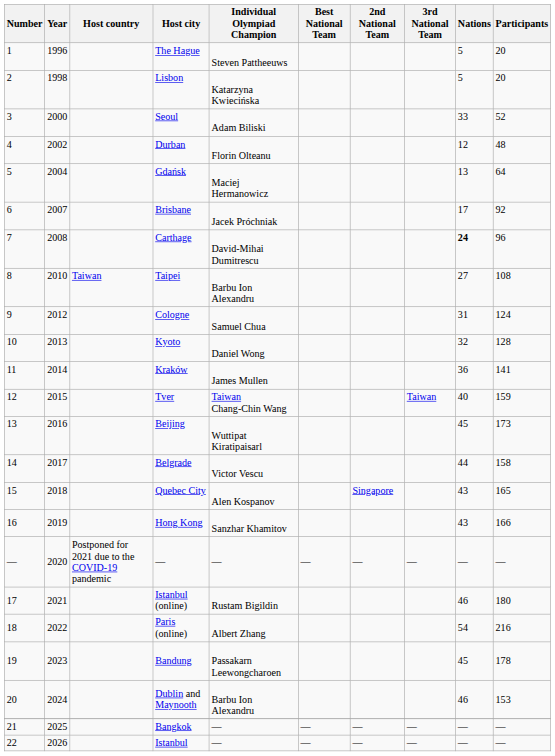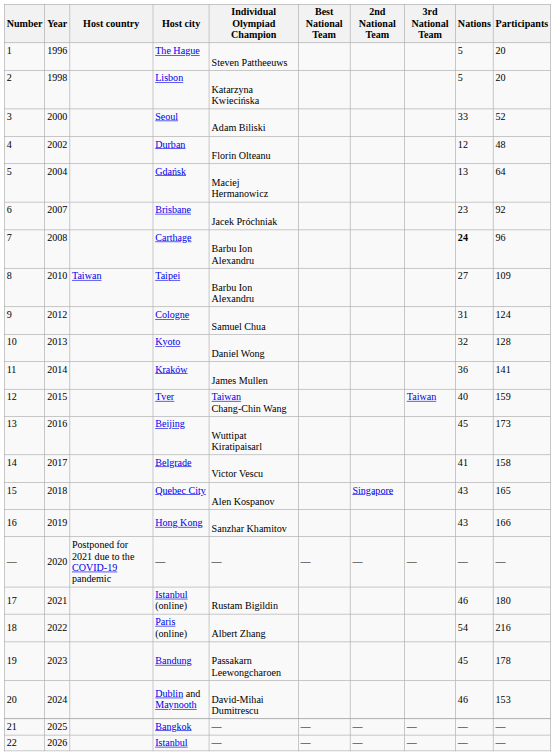(463, 210) 17 -> (463, 210) 23
(238, 254) David-Mihai Dumitrescu -> (233, 254) Barbu Ion Alexandru
(503, 276) 108 -> (503, 276) 109
(463, 463) 44 -> (463, 463) 41
(233, 705) Barbu Ion Alexandru -> (238, 705) David-Mihai Dumitrescu
